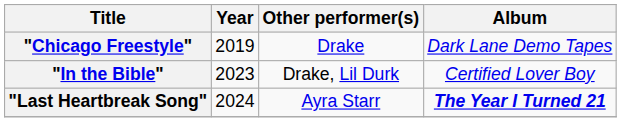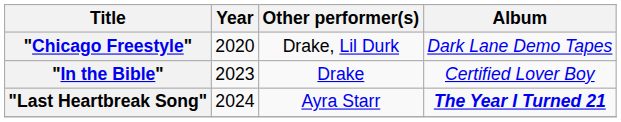(235, 46) 2019 -> (235, 46) 2020
(341, 46) Drake -> (341, 46) Drake, Lil Durk
(341, 74) Drake, Lil Durk -> (341, 74) Drake
